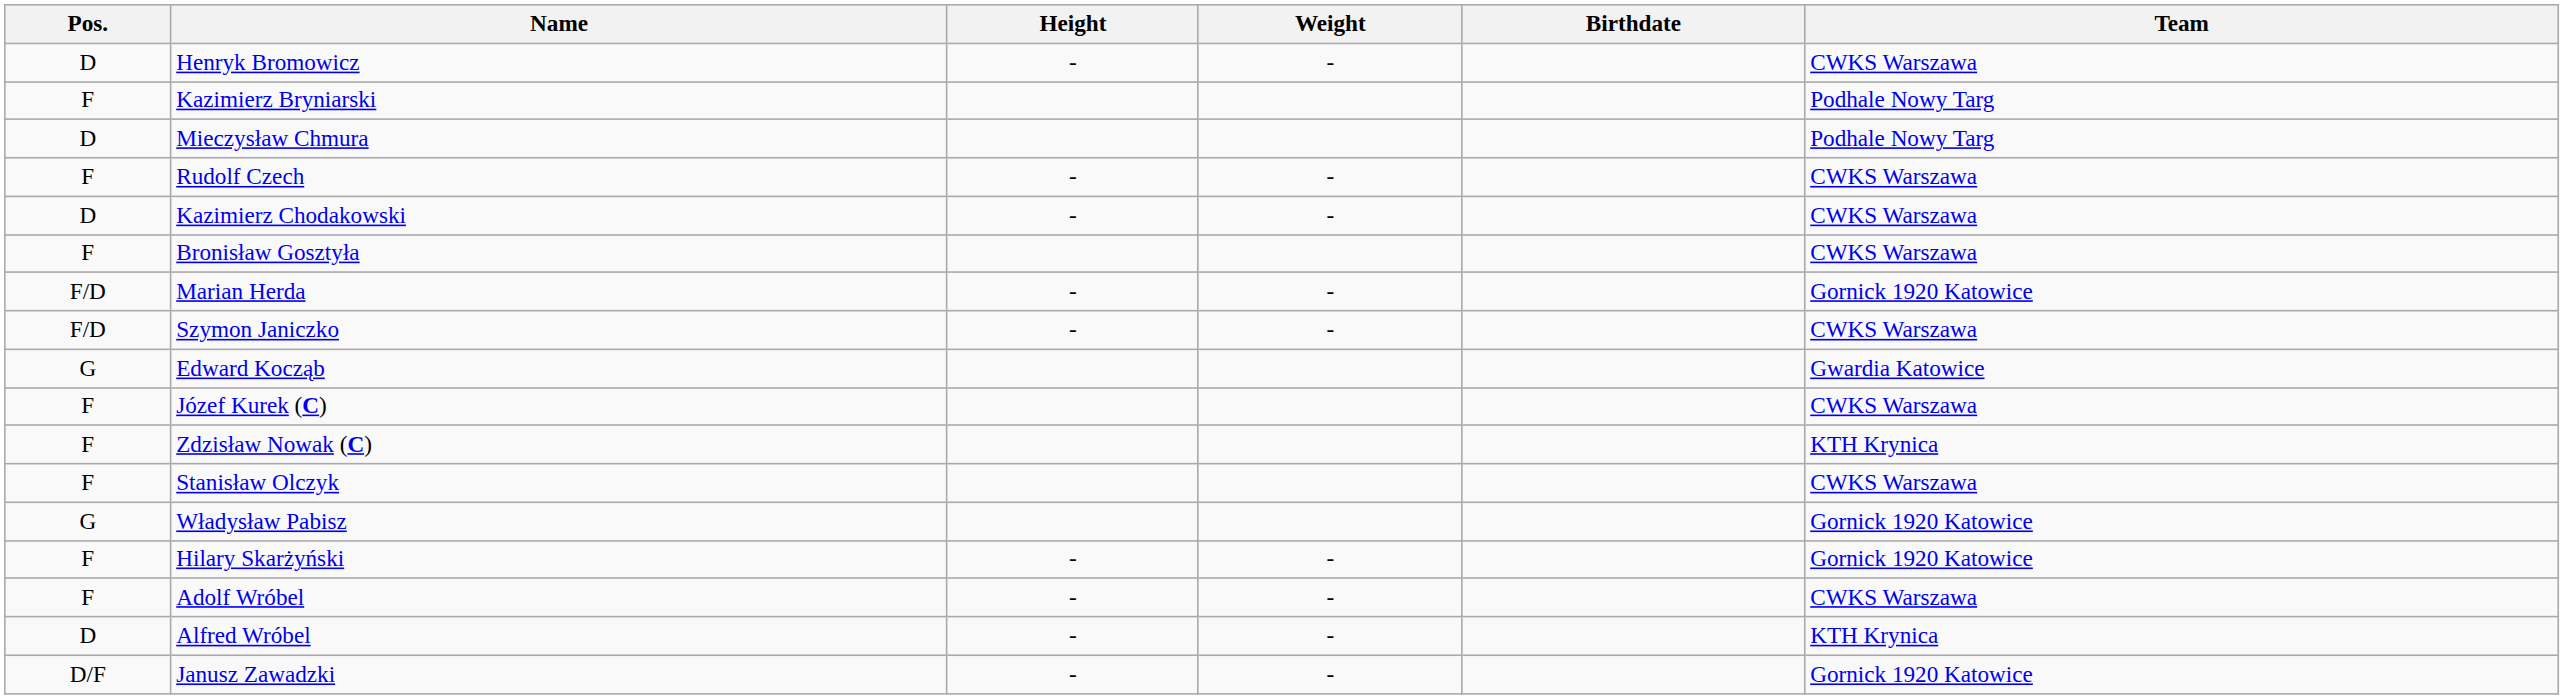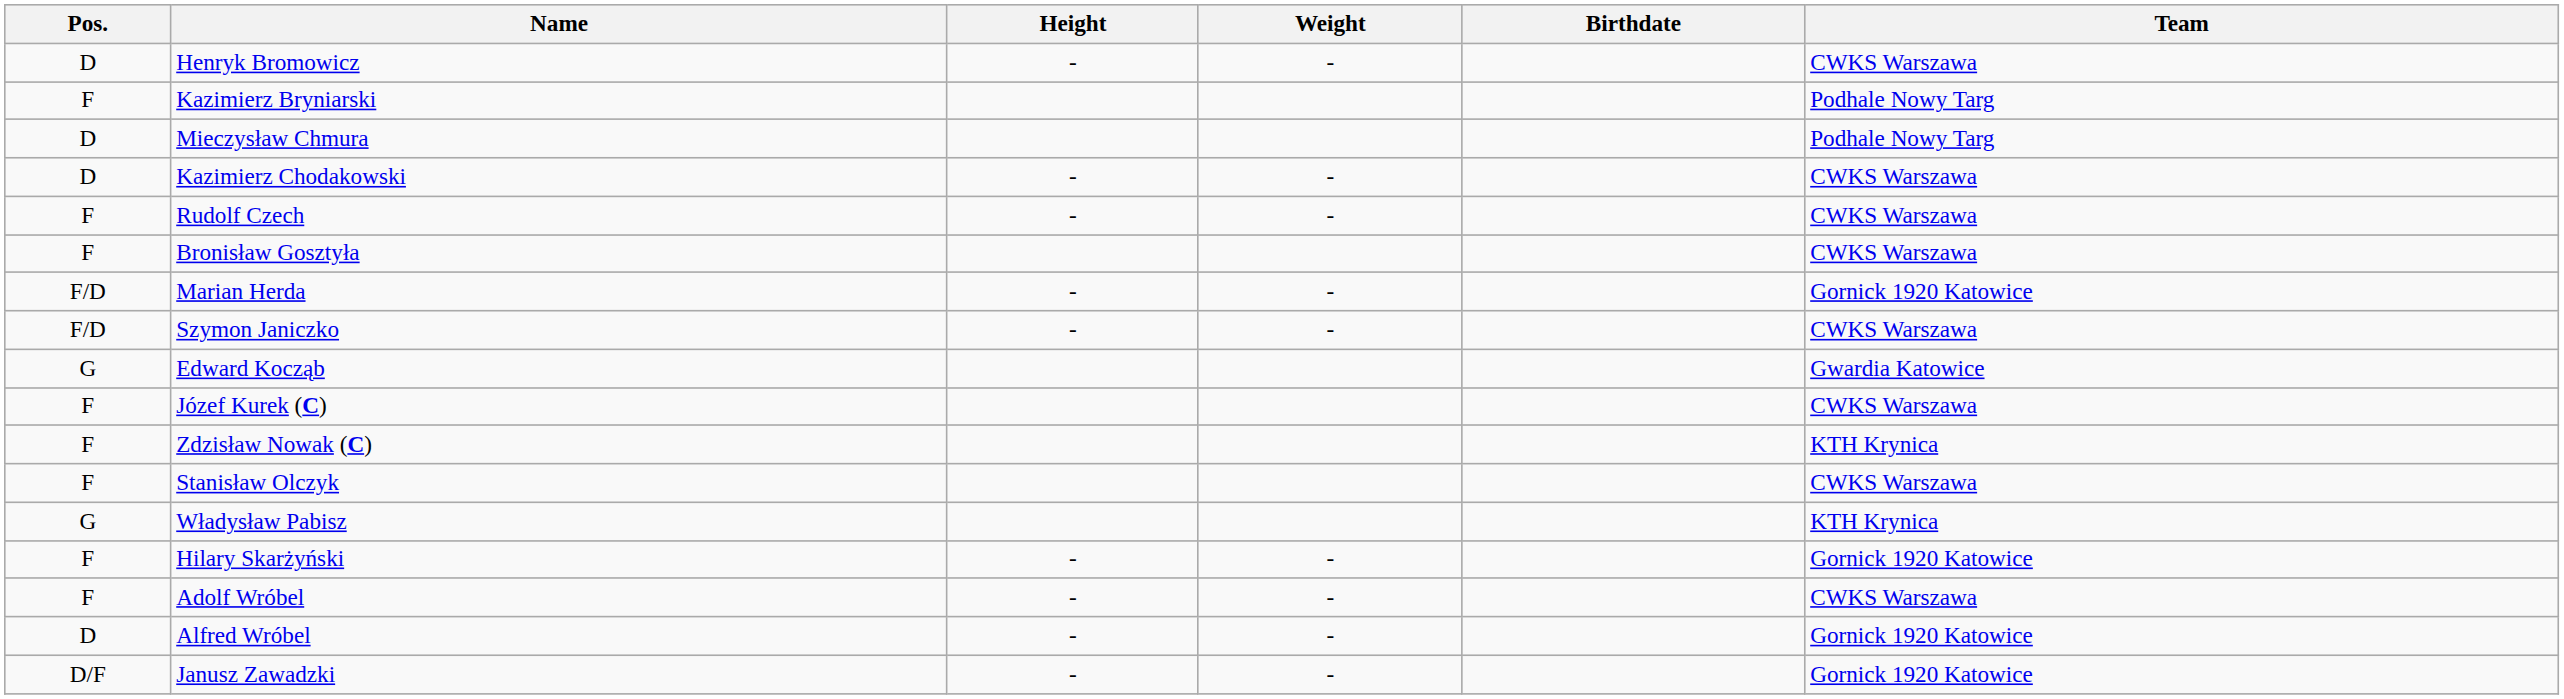rows swapped: (291, 215) <-> (240, 176)
(1922, 521) Gornick 1920 Katowice -> (1874, 521) KTH Krynica
(1874, 635) KTH Krynica -> (1922, 635) Gornick 1920 Katowice
